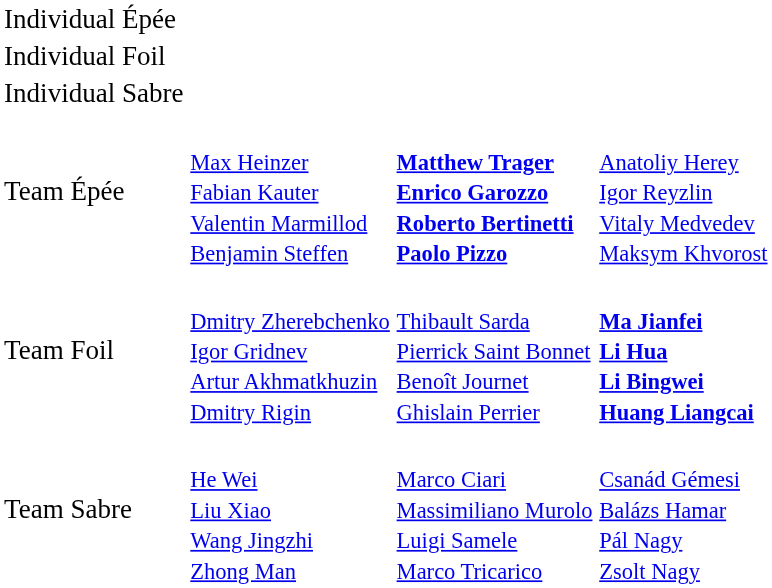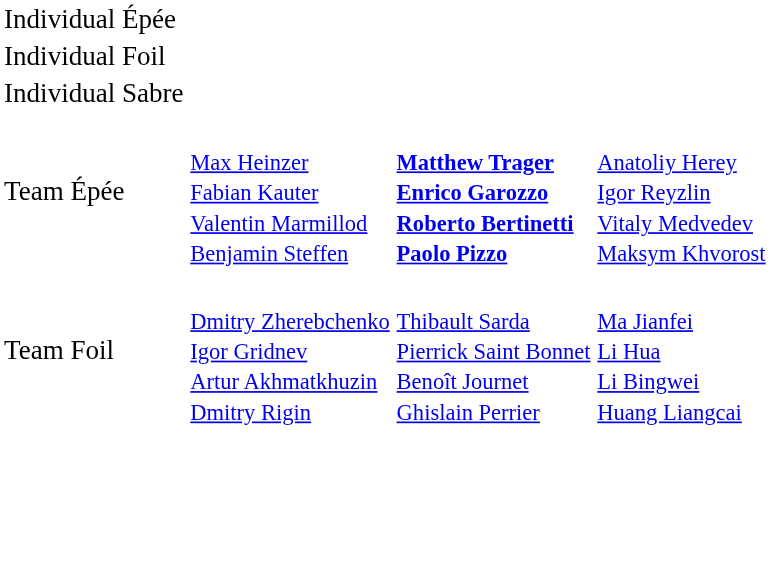(677, 365) bold -> (670, 367) normal
- row: (68, 509)
